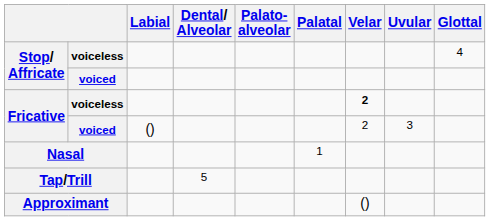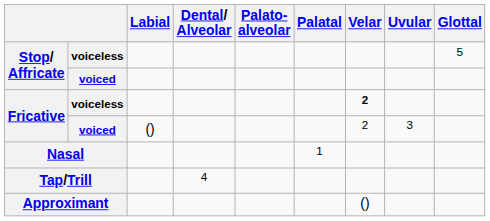(460, 52) 4 -> (460, 52) 5
(204, 177) 5 -> (204, 177) 4
